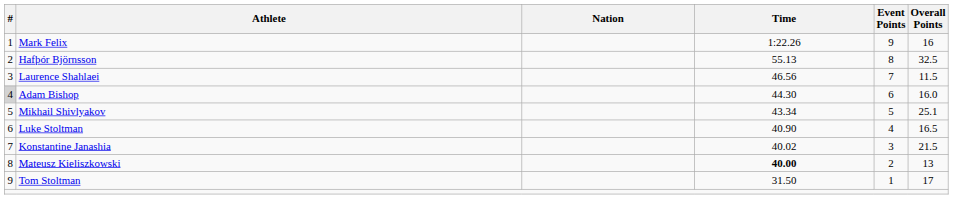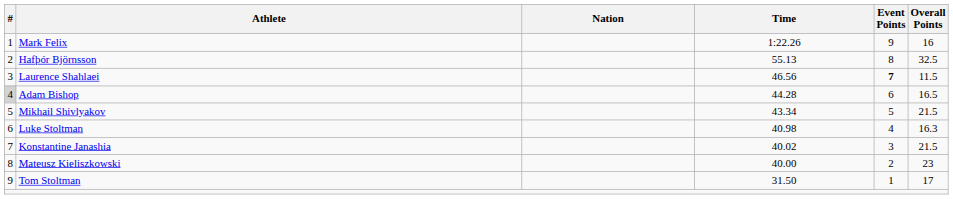(891, 77) normal -> (891, 77) bold
(784, 94) 44.30 -> (784, 94) 44.28
(928, 94) 16.0 -> (928, 94) 16.5
(928, 111) 25.1 -> (928, 111) 21.5
(784, 128) 40.90 -> (784, 128) 40.98
(928, 128) 16.5 -> (928, 128) 16.3
(784, 163) bold -> (784, 163) normal
(928, 163) 13 -> (928, 163) 23
